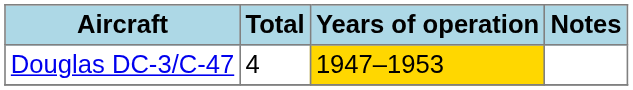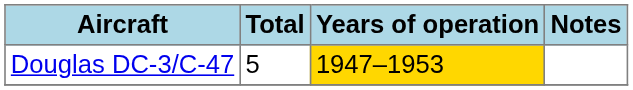(253, 64) 4 -> (253, 64) 5
